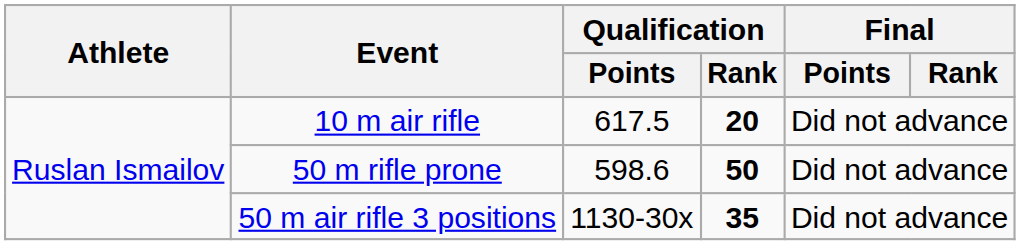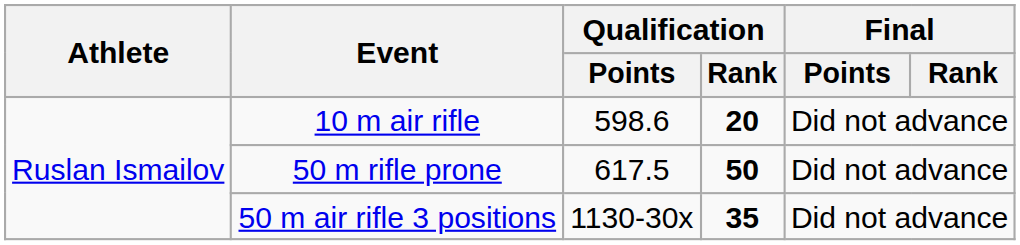(632, 122) 617.5 -> (632, 122) 598.6
(632, 169) 598.6 -> (632, 169) 617.5
